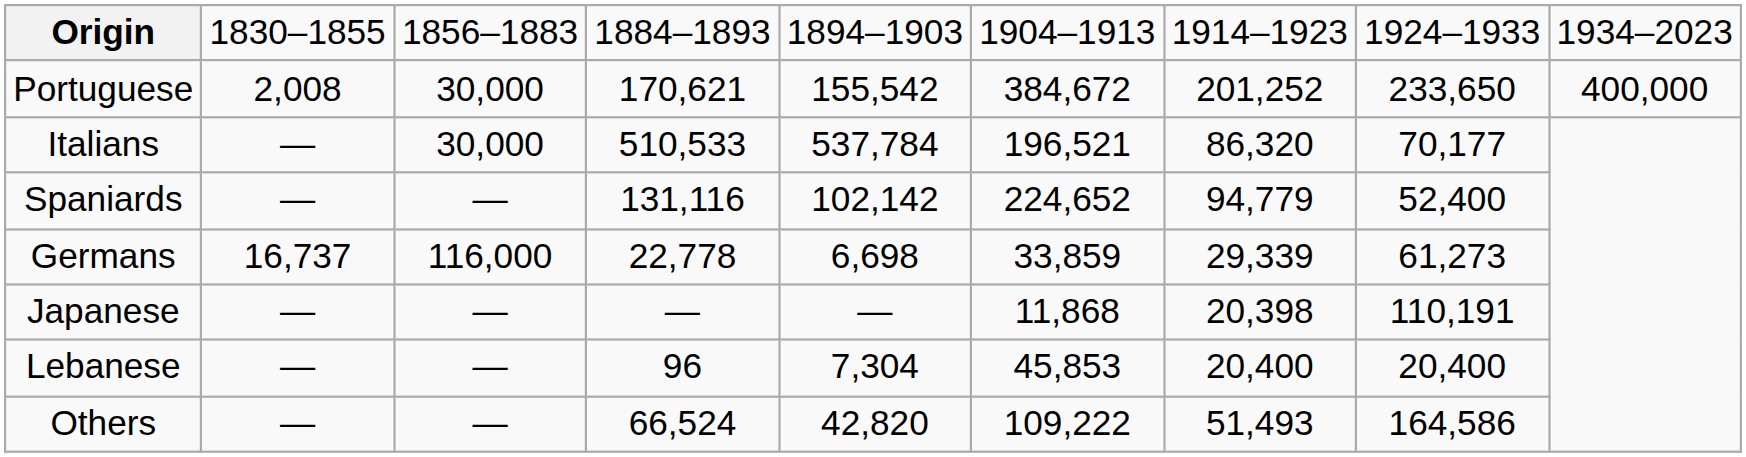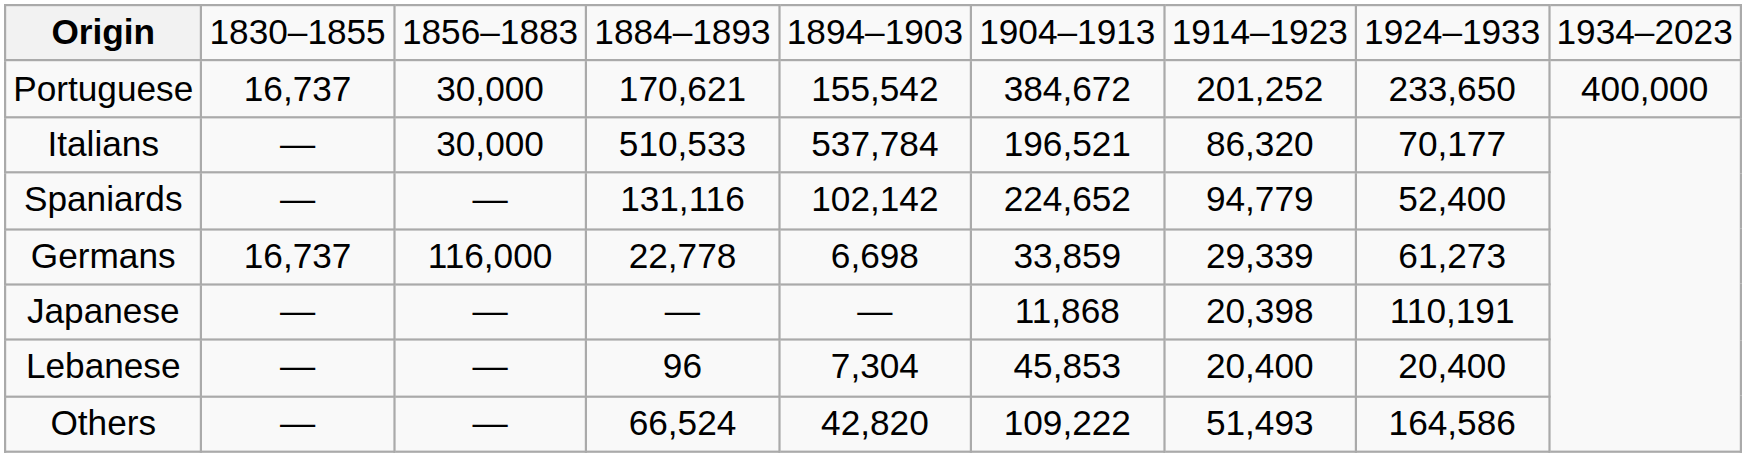(298, 88) 2,008 -> (298, 88) 16,737
